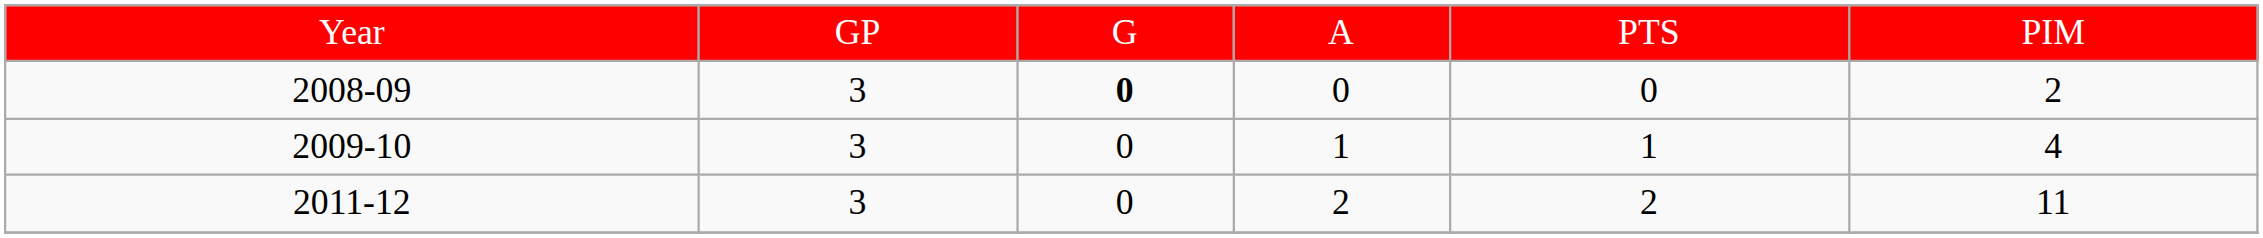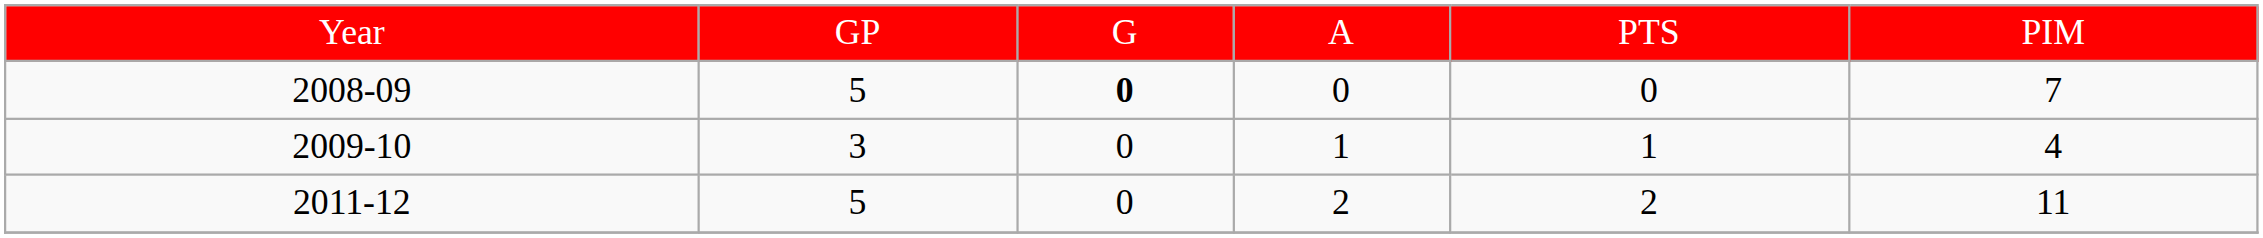(858, 89) 3 -> (858, 89) 5
(2053, 89) 2 -> (2053, 89) 7
(858, 202) 3 -> (858, 202) 5
